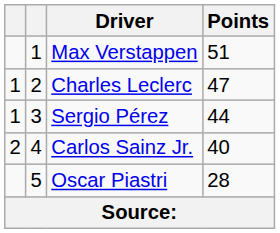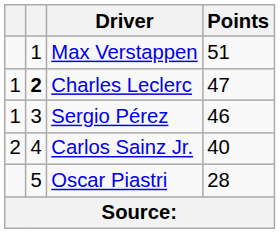(36, 84) normal -> (36, 84) bold
(219, 116) 44 -> (219, 116) 46
